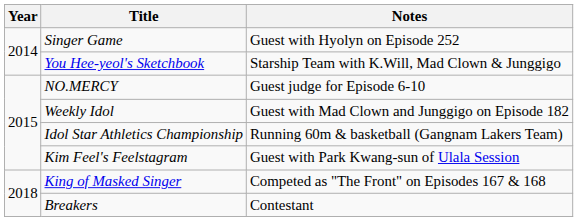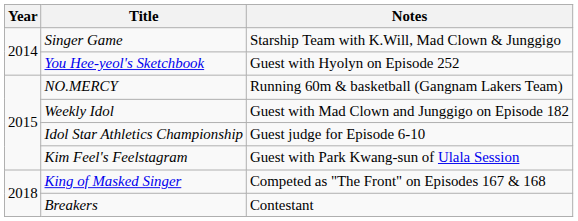(355, 39) Guest with Hyolyn on Episode 252 -> (405, 39) Starship Team with K.Will, Mad Clown & Junggigo
(405, 63) Starship Team with K.Will, Mad Clown & Junggigo -> (355, 63) Guest with Hyolyn on Episode 252
(338, 87) Guest judge for Episode 6-10 -> (406, 87) Running 60m & basketball (Gangnam Lakers Team)
(406, 134) Running 60m & basketball (Gangnam Lakers Team) -> (338, 134) Guest judge for Episode 6-10
